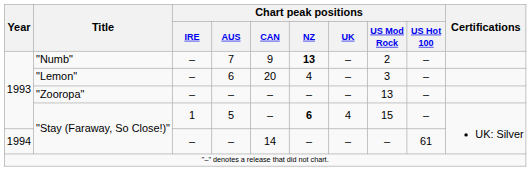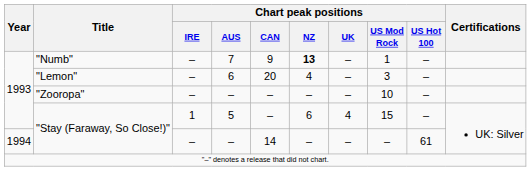(387, 59) 2 -> (387, 59) 1
(387, 94) 13 -> (387, 94) 10
(309, 115) bold -> (309, 115) normal
